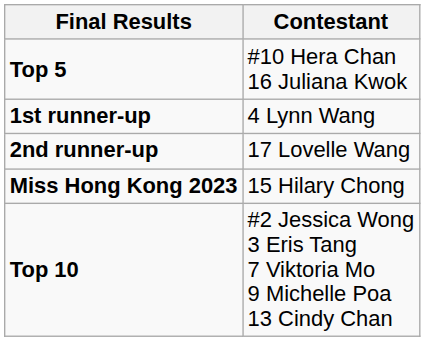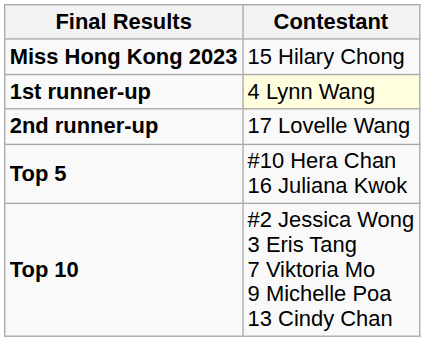rows swapped: (124, 185) <-> (38, 68)
(311, 116) no background -> (311, 91) lightyellow background
